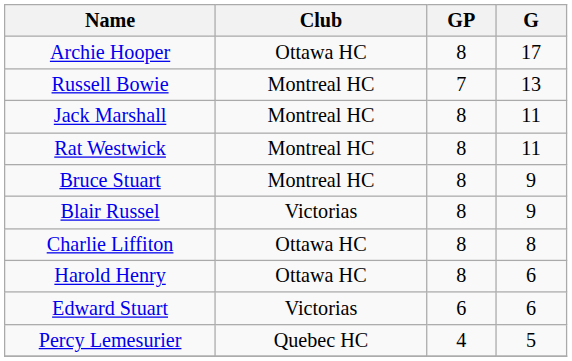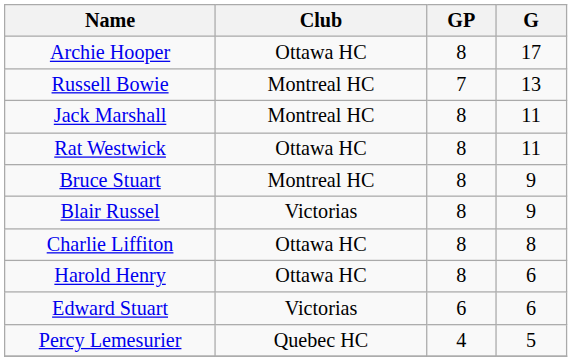(321, 148) Montreal HC -> (321, 148) Ottawa HC
